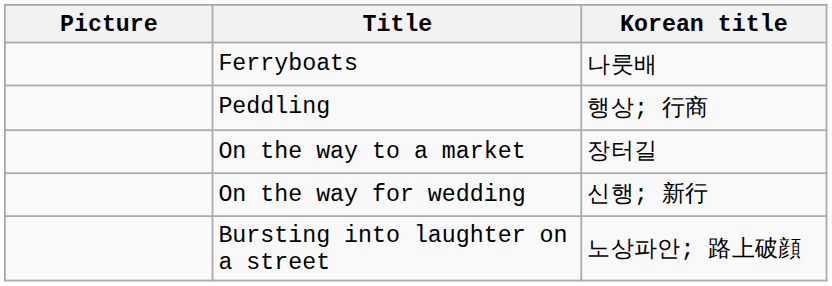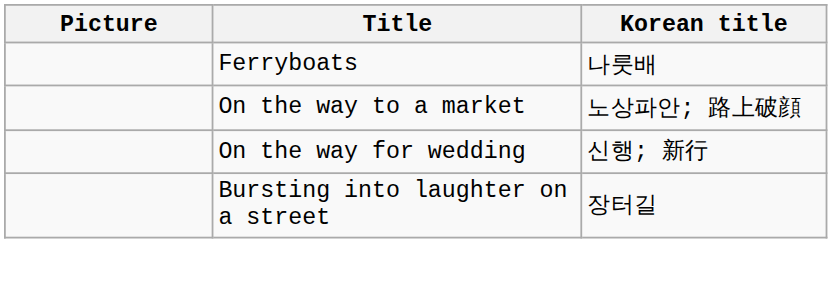- row: (274, 108)
(622, 152) 장터길 -> (695, 109) 노상파안; 路上破顔
(695, 249) 노상파안; 路上破顔 -> (622, 206) 장터길
